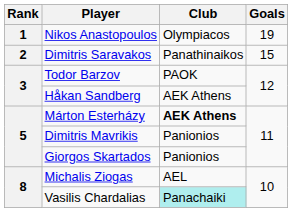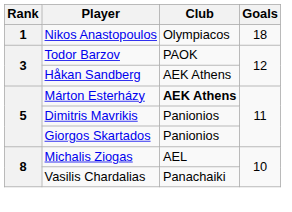(267, 34) 19 -> (260, 34) 18
- row: (98, 55)
(194, 197) paleturquoise background -> (194, 177) no background
